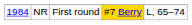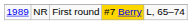(18, 12) 1984 -> (18, 12) 1989
